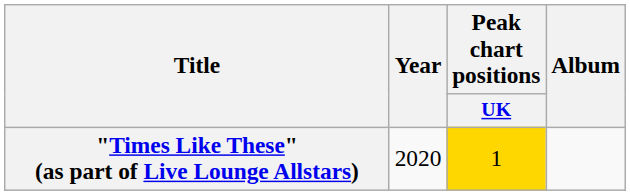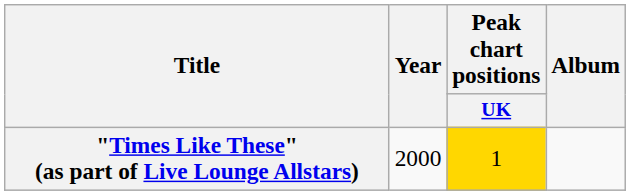(418, 158) 2020 -> (418, 158) 2000
